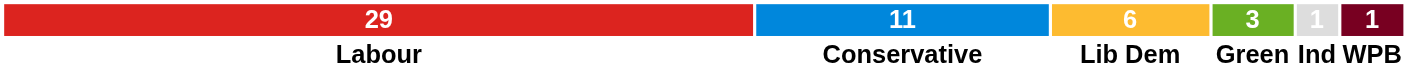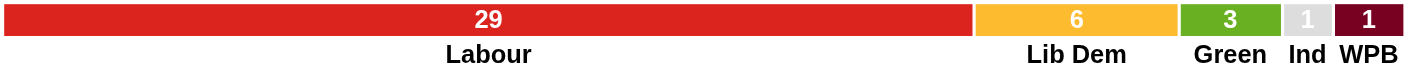- column: (902, 19)
